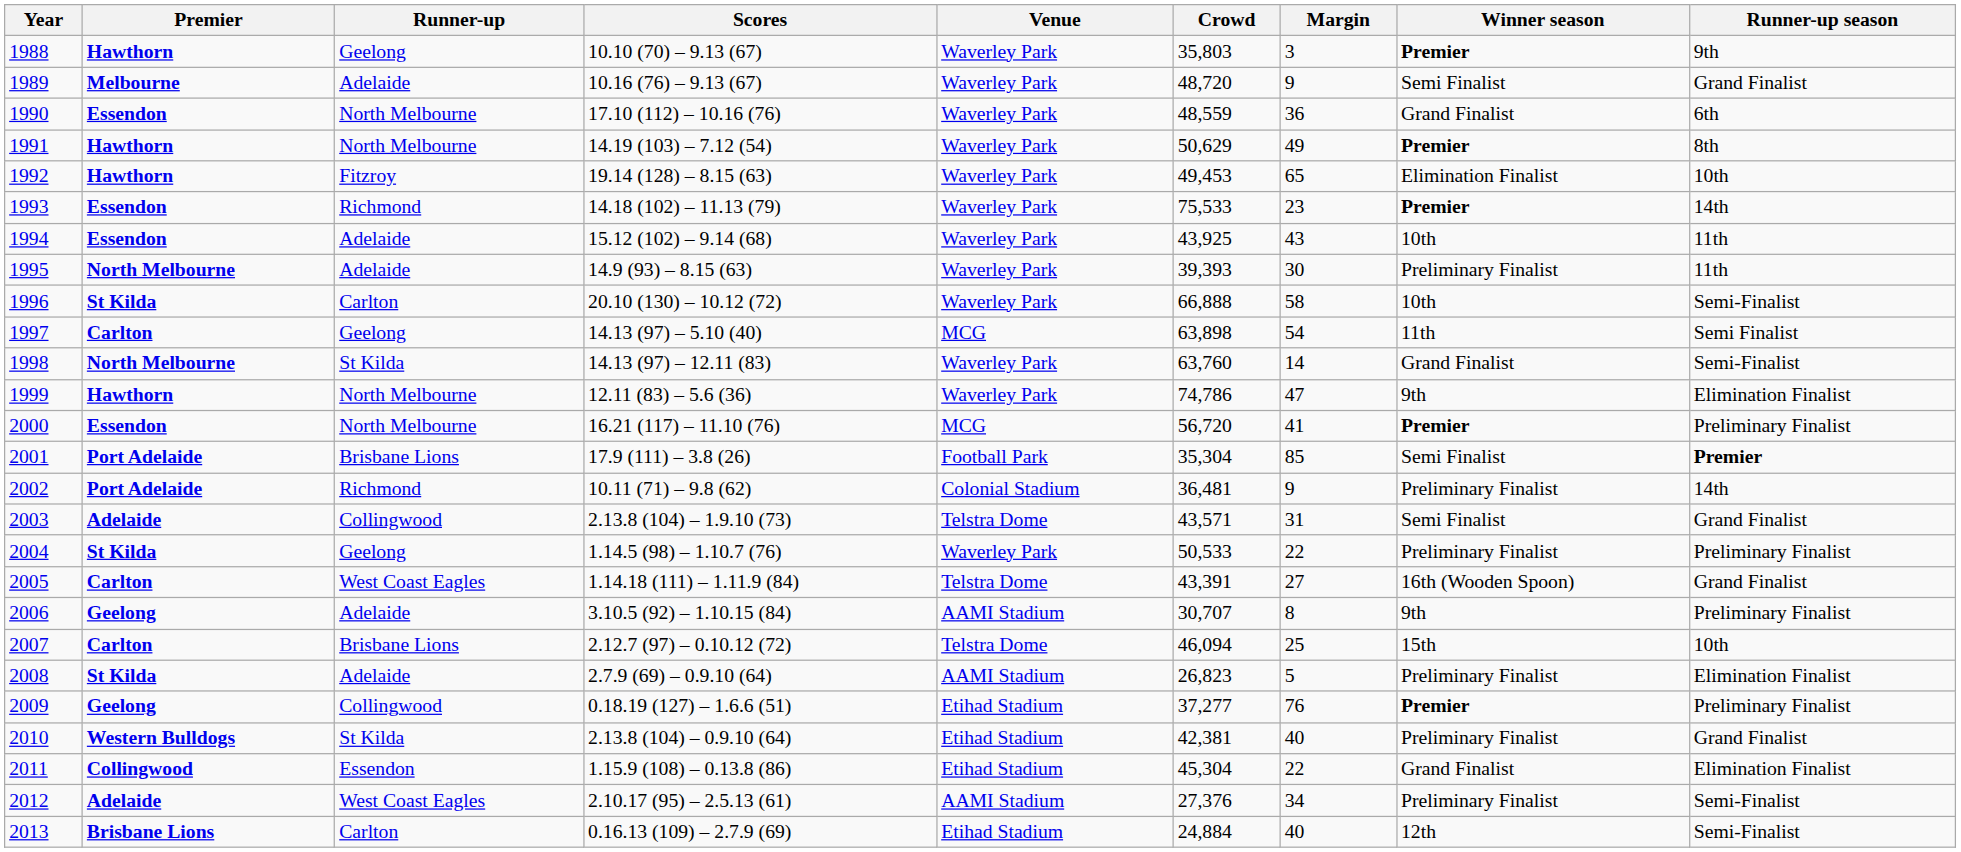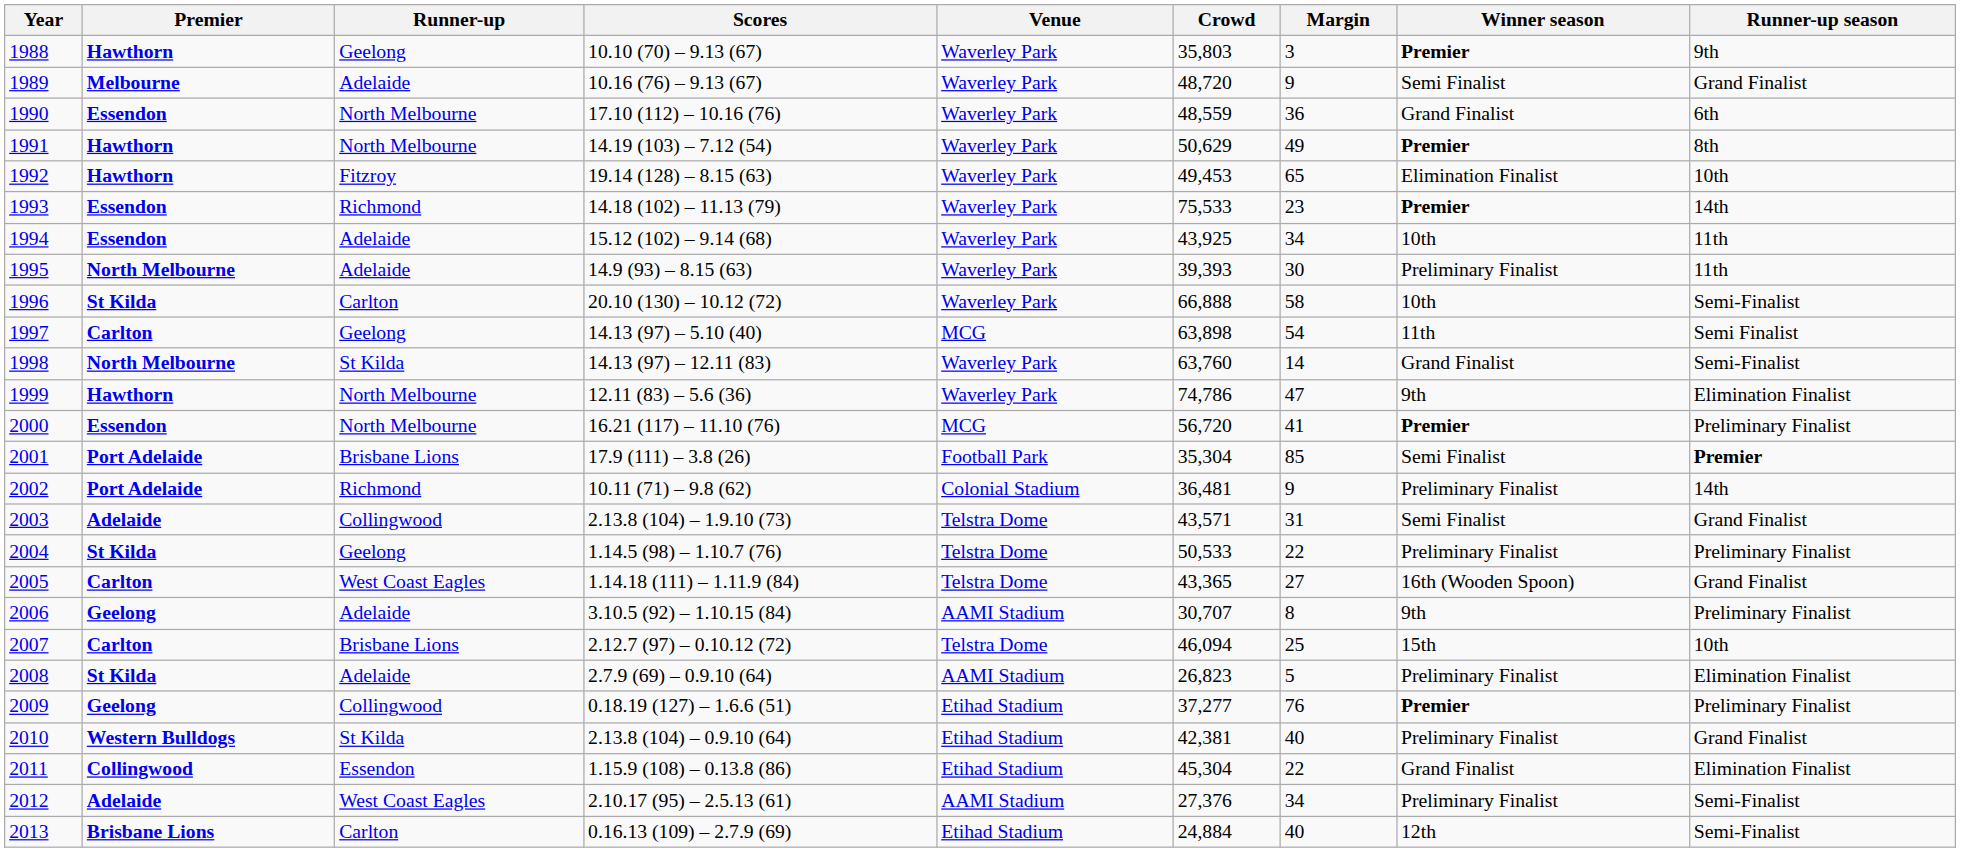(1295, 238) 43 -> (1295, 238) 34
(999, 550) Waverley Park -> (994, 550) Telstra Dome
(1205, 581) 43,391 -> (1205, 581) 43,365
